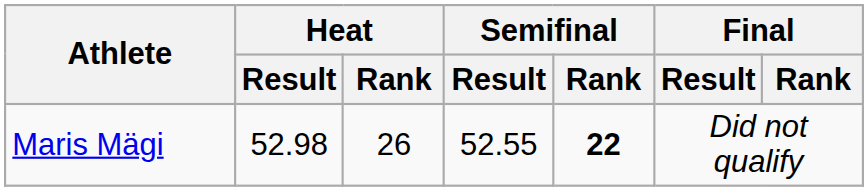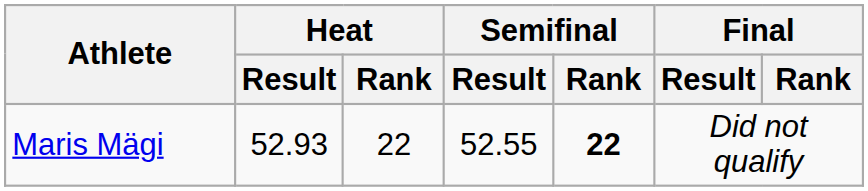(289, 145) 52.98 -> (289, 145) 52.93
(394, 145) 26 -> (394, 145) 22
